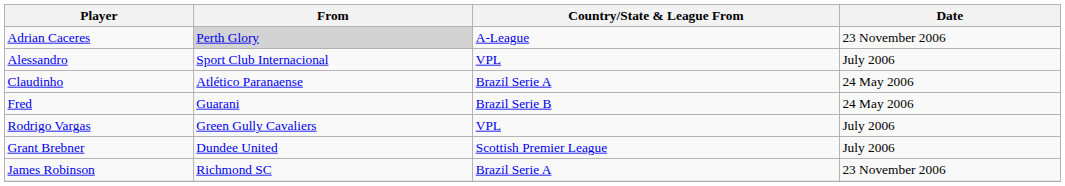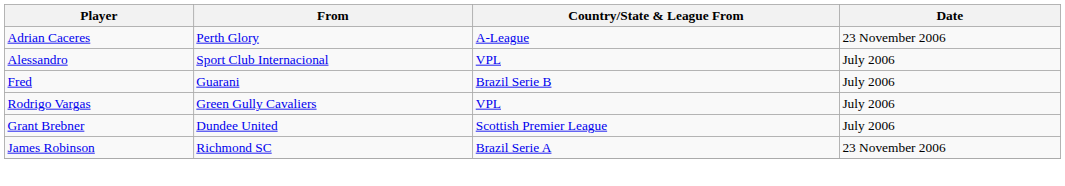(228, 37) lightgrey background -> (228, 37) no background
- row: (35, 81)
(878, 103) 24 May 2006 -> (869, 81) July 2006
